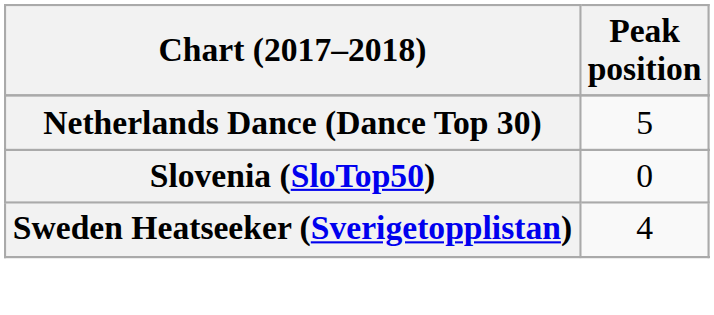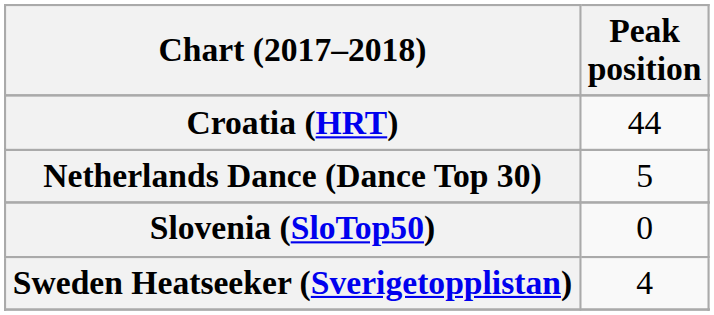+ row: (292, 122)
